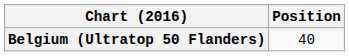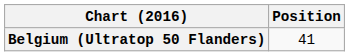(307, 40) 40 -> (307, 40) 41
